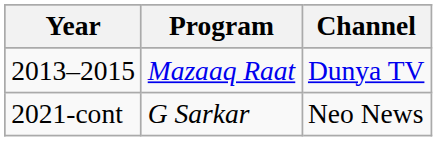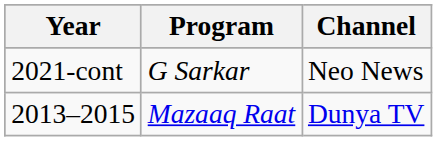rows swapped: (73, 69) <-> (67, 113)
